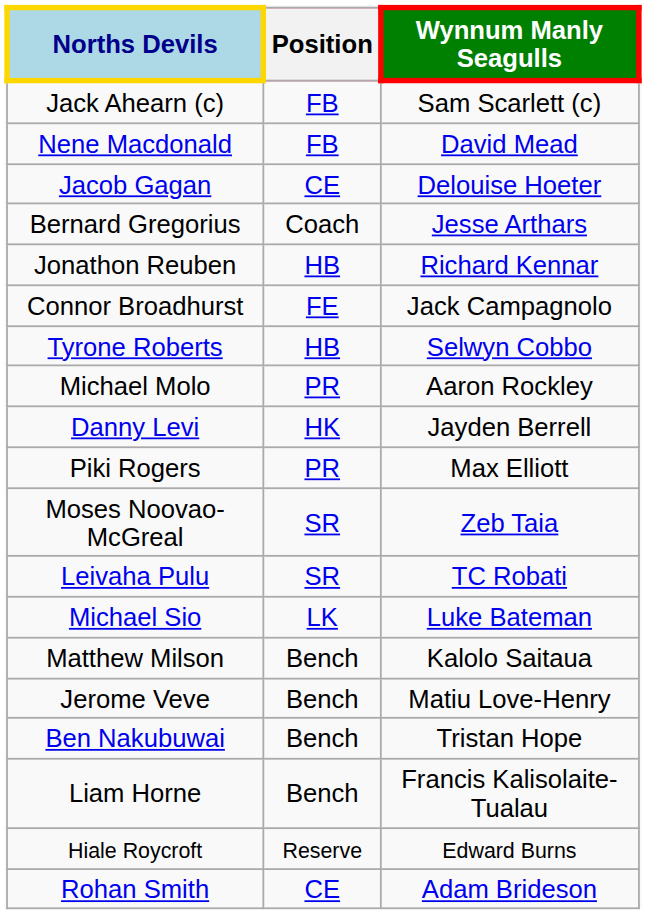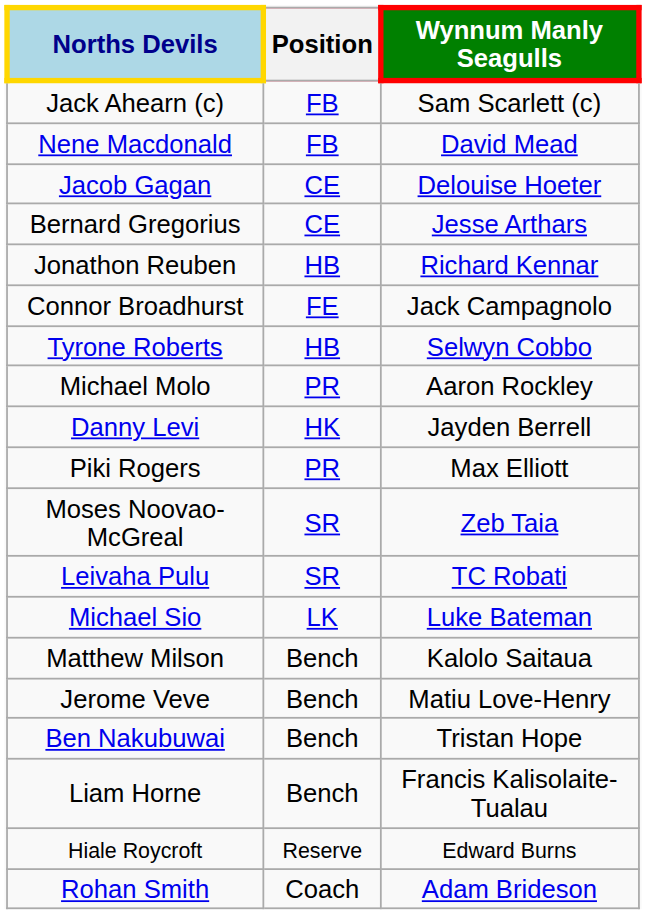(322, 224) Coach -> (322, 224) CE
(322, 889) CE -> (322, 889) Coach
